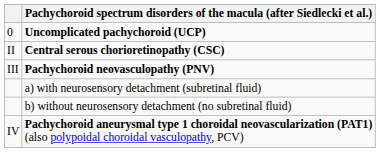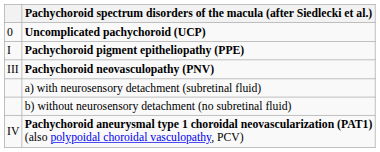+ row: (134, 50)
- row: (125, 50)
